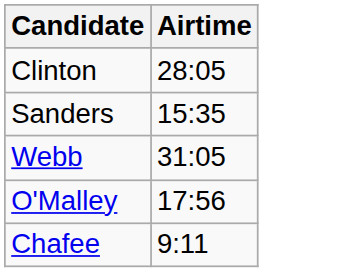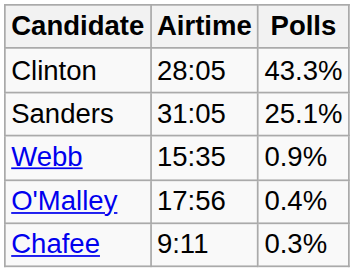+ column: (303, 26)
(191, 113) 15:35 -> (191, 113) 31:05
(191, 157) 31:05 -> (191, 157) 15:35
